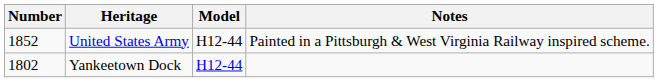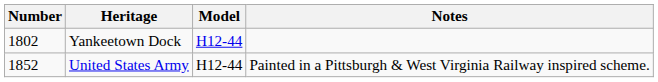rows swapped: (125, 64) <-> (129, 40)
